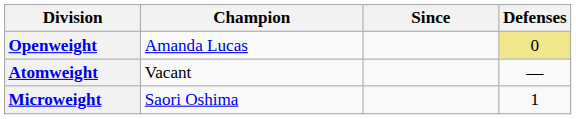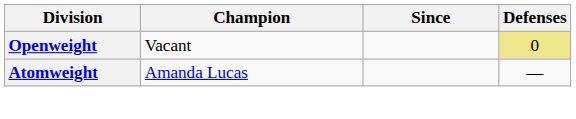(196, 45) Amanda Lucas -> (168, 45) Vacant
(168, 72) Vacant -> (196, 72) Amanda Lucas
- row: (55, 99)
